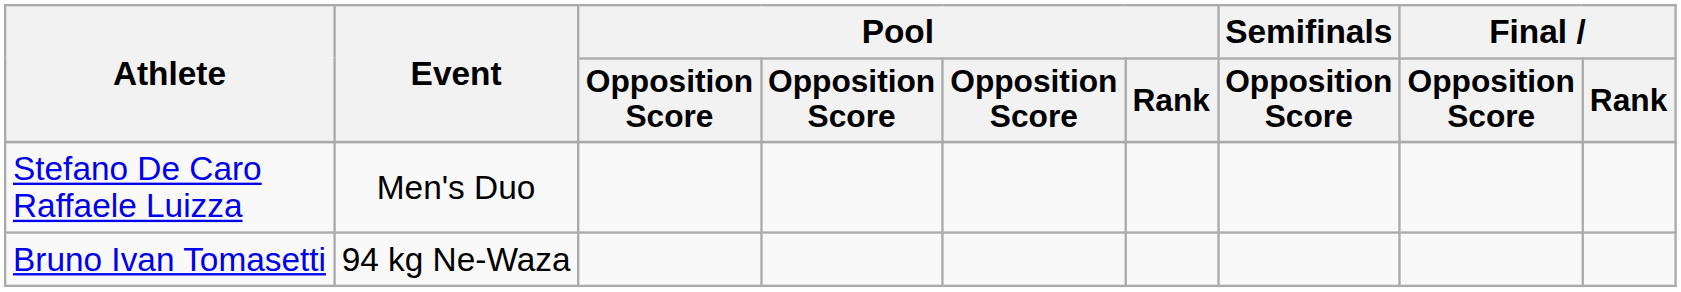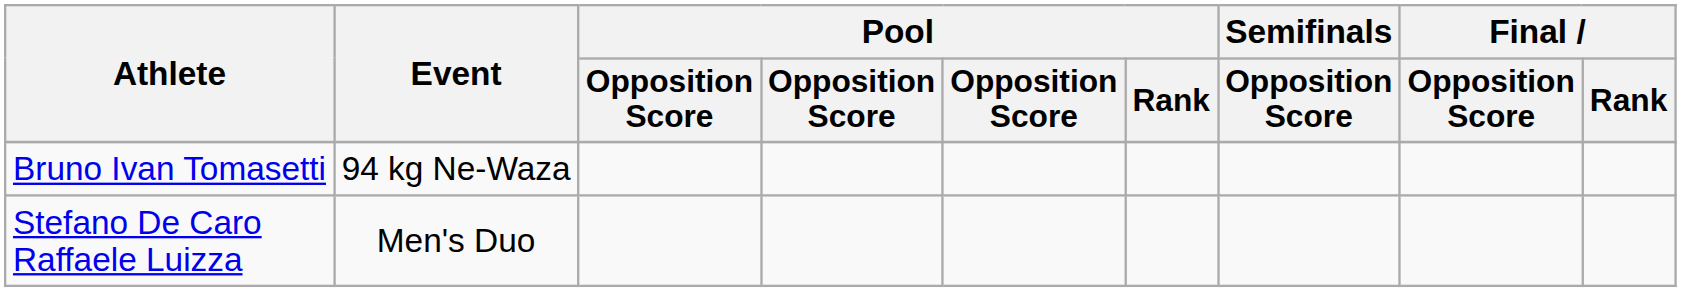rows swapped: (169, 259) <-> (137, 188)
